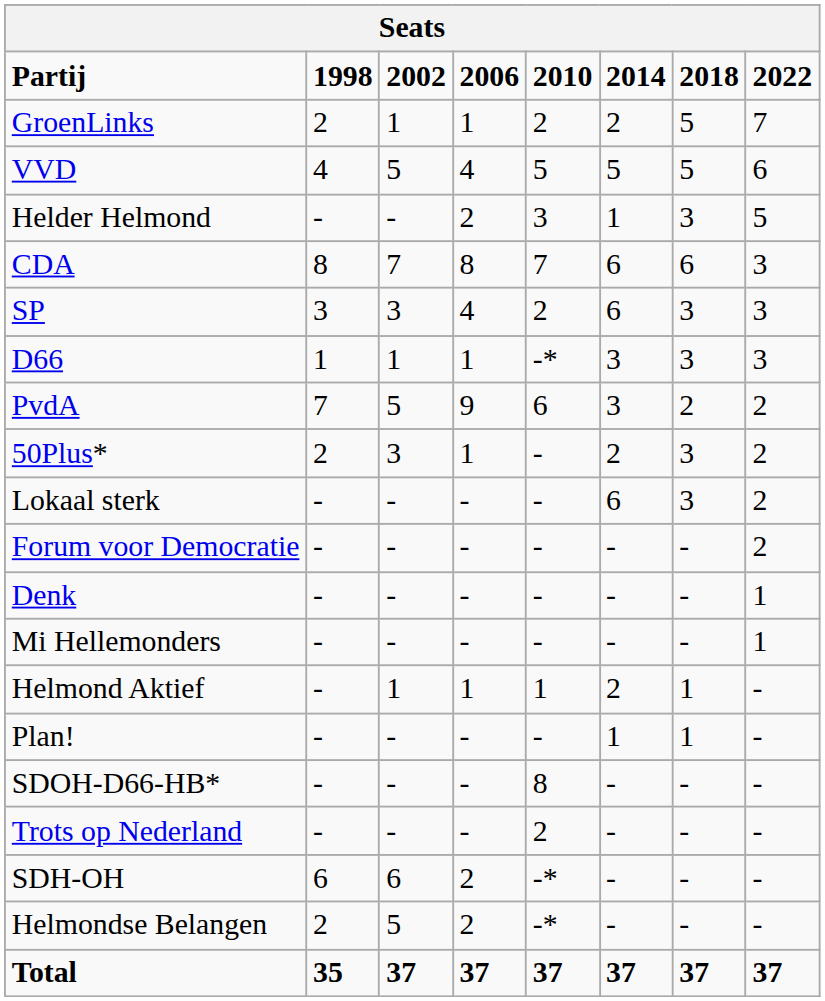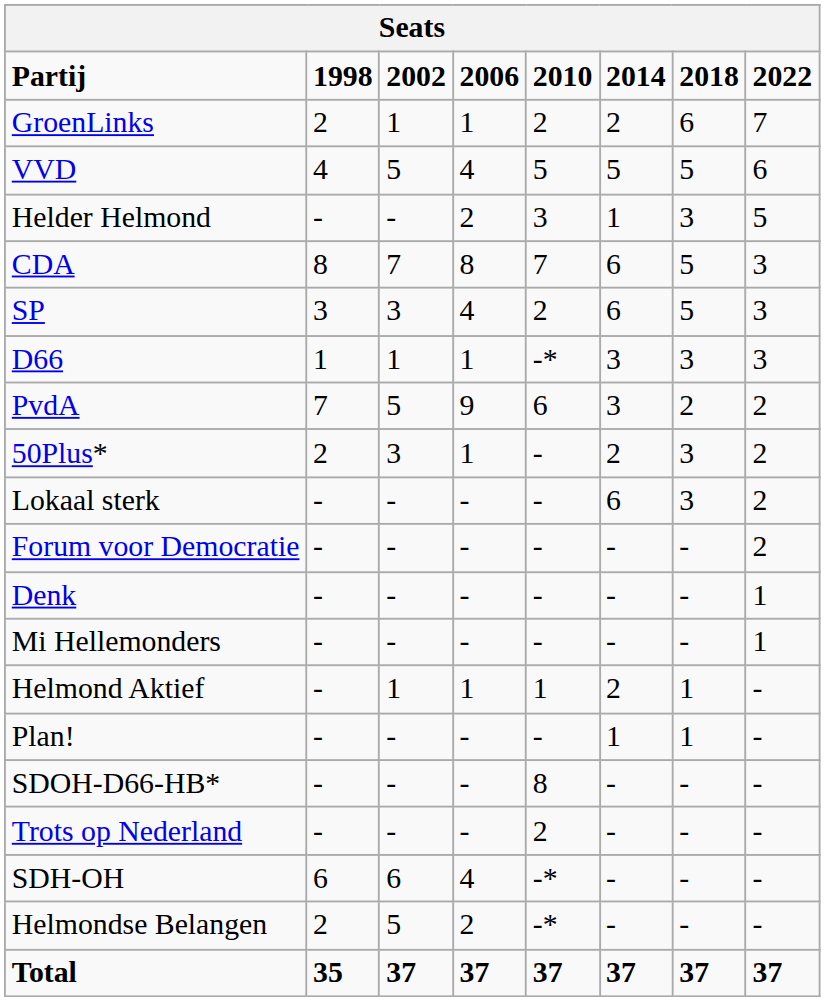(687, 122) 5 -> (687, 122) 6
(687, 264) 6 -> (687, 264) 5
(687, 311) 3 -> (687, 311) 5
(467, 877) 2 -> (467, 877) 4
